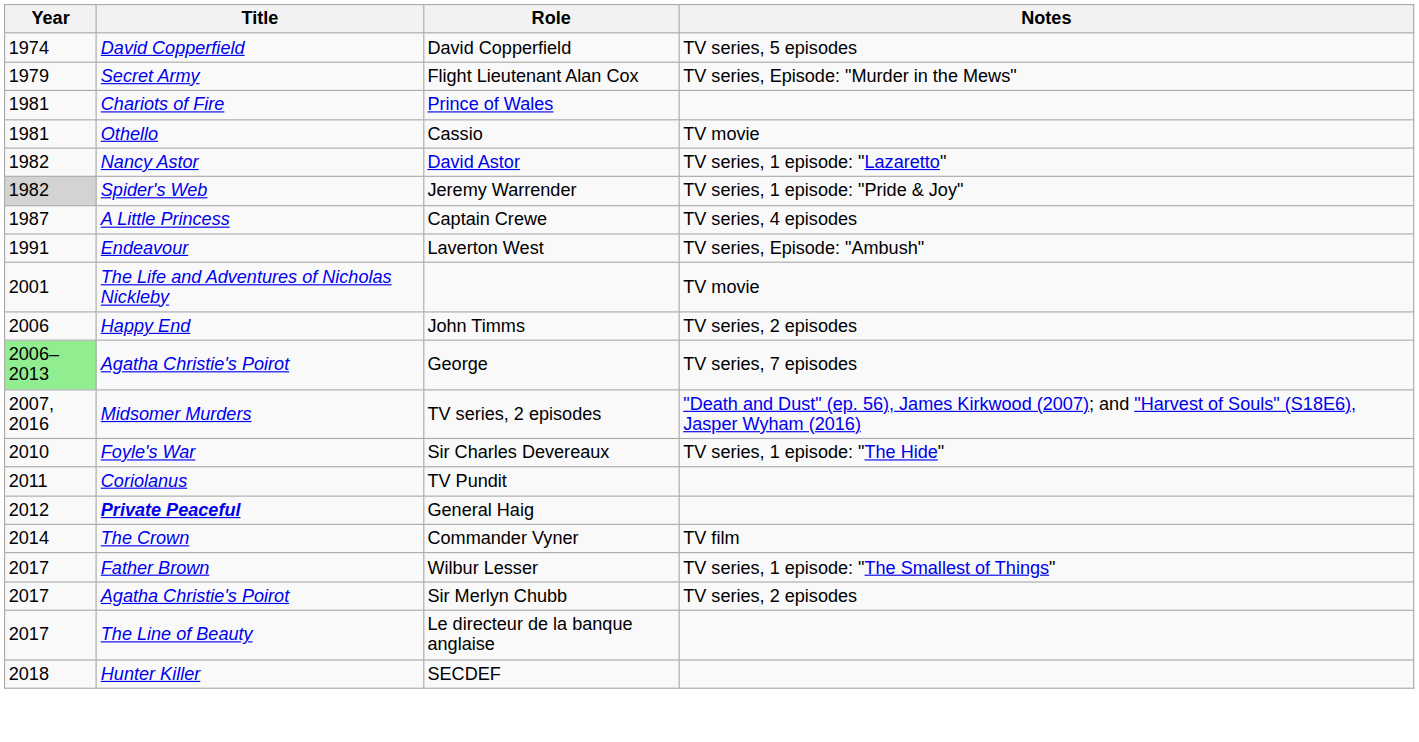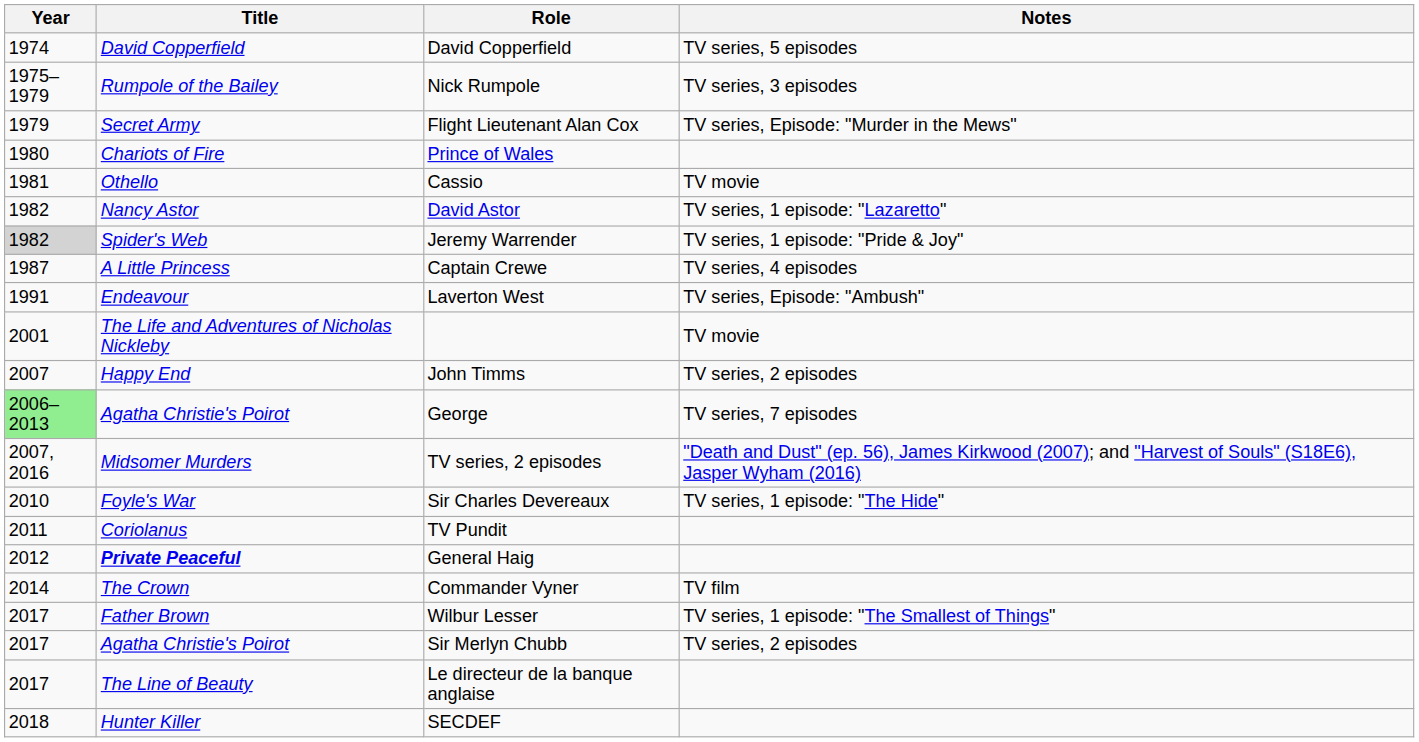+ row: (484, 86)
(29, 104) 1981 -> (29, 153) 1980
(29, 325) 2006 -> (29, 374) 2007
